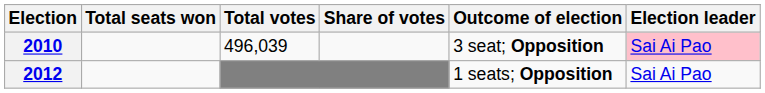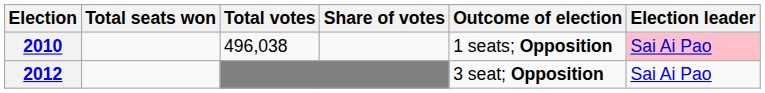(256, 46) 496,039 -> (256, 46) 496,038
(528, 46) 3 seat; Opposition -> (533, 46) 1 seats; Opposition
(533, 74) 1 seats; Opposition -> (528, 74) 3 seat; Opposition
